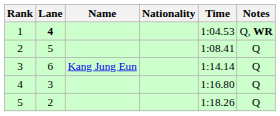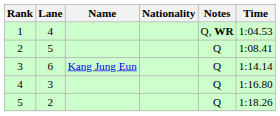columns swapped: (218, 13) <-> (256, 13)
(50, 31) bold -> (50, 31) normal
